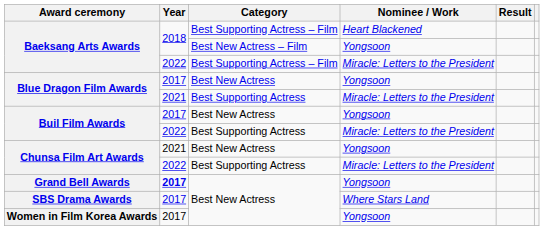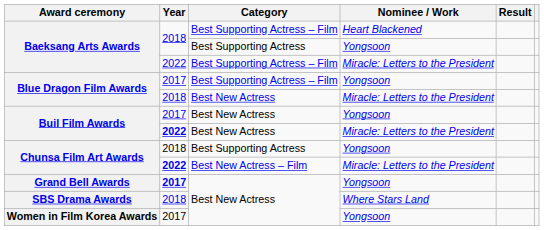(249, 47) Best New Actress – Film -> (248, 47) Best Supporting Actress
(233, 81) Best New Actress -> (264, 81) Best Supporting Actress – Film
(174, 98) 2021 -> (174, 98) 2018
(248, 98) Best Supporting Actress -> (233, 98) Best New Actress
(174, 132) normal -> (174, 132) bold
(248, 132) Best Supporting Actress -> (233, 132) Best New Actress
(174, 149) 2021 -> (174, 149) 2018
(233, 149) Best New Actress -> (248, 149) Best Supporting Actress
(174, 166) normal -> (174, 166) bold
(248, 166) Best Supporting Actress -> (249, 166) Best New Actress – Film
(174, 200) 2017 -> (174, 200) 2018
